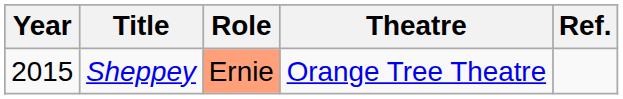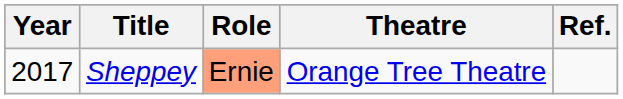(42, 70) 2015 -> (42, 70) 2017
